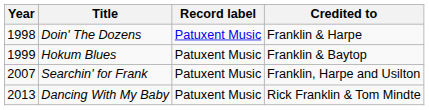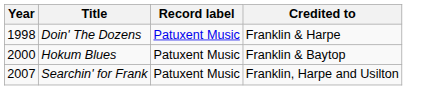(21, 54) 1999 -> (21, 54) 2000
- row: (105, 94)
